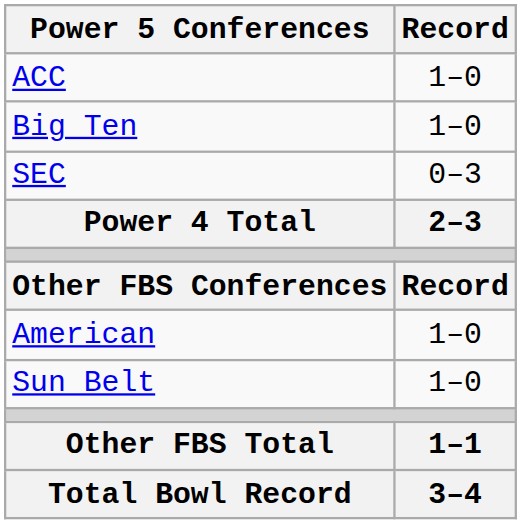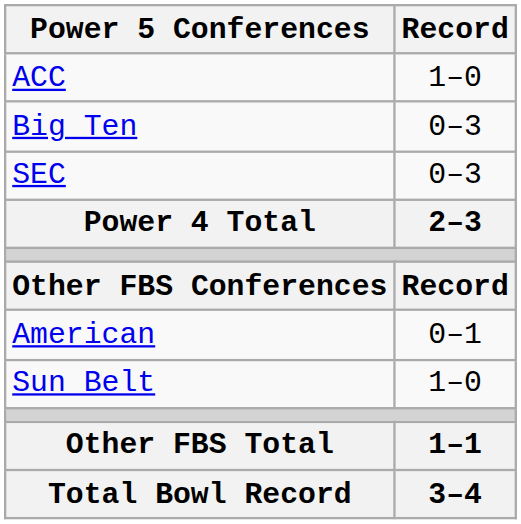(455, 126) 1–0 -> (455, 126) 0–3
(455, 335) 1–0 -> (455, 335) 0–1
